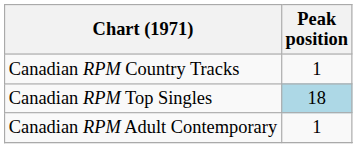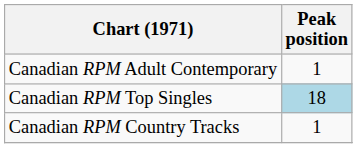rows swapped: (124, 68) <-> (143, 127)
